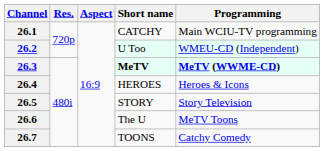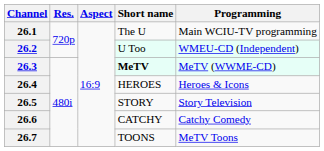(140, 31) CATCHY -> (132, 31) The U
(229, 66) bold -> (227, 66) normal
(132, 119) The U -> (140, 119) CATCHY
(208, 119) MeTV Toons -> (215, 119) Catchy Comedy
(215, 137) Catchy Comedy -> (208, 137) MeTV Toons
